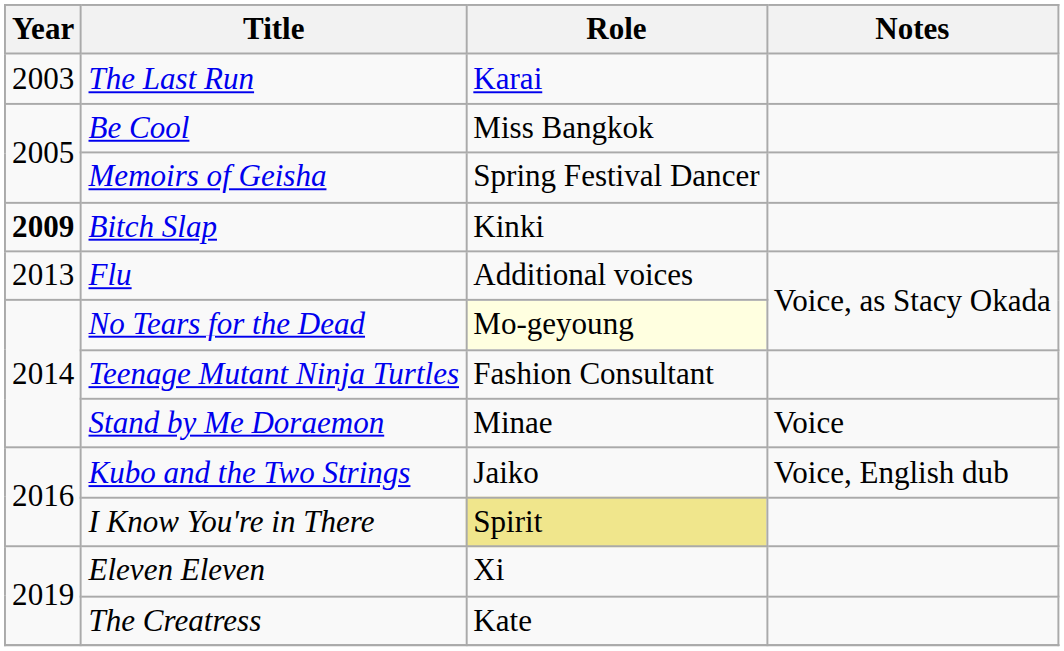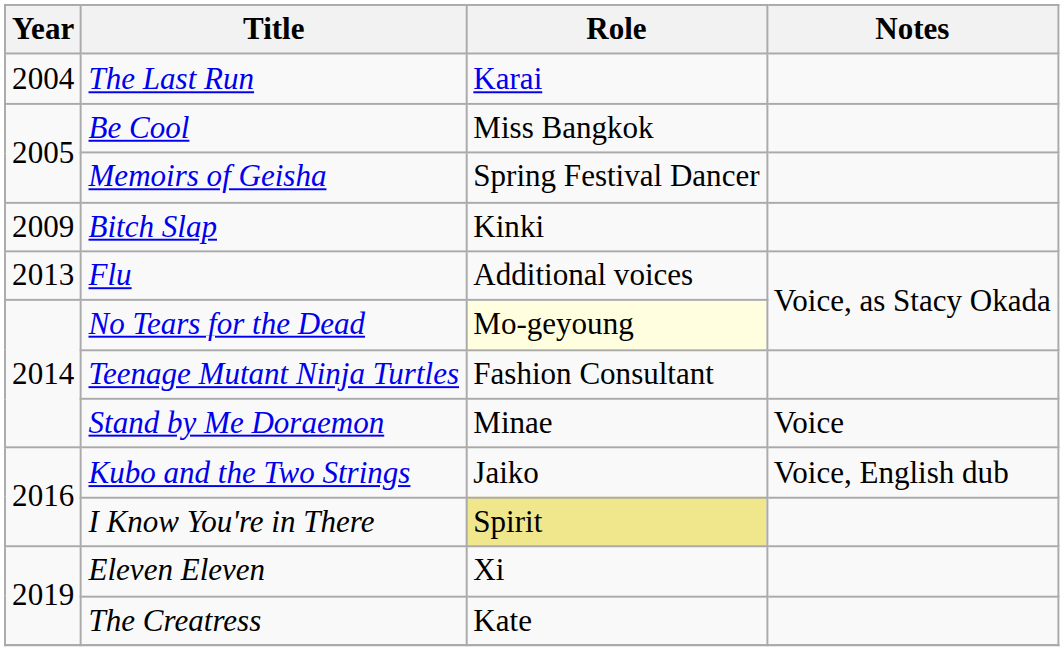(43, 78) 2003 -> (43, 78) 2004
(43, 226) bold -> (43, 226) normal
